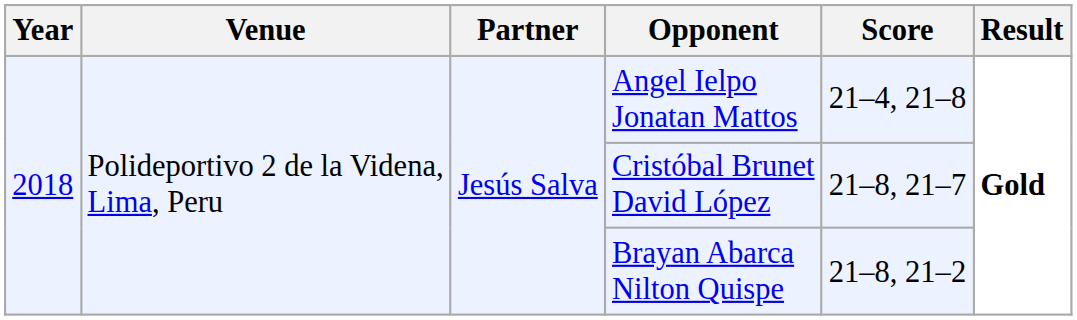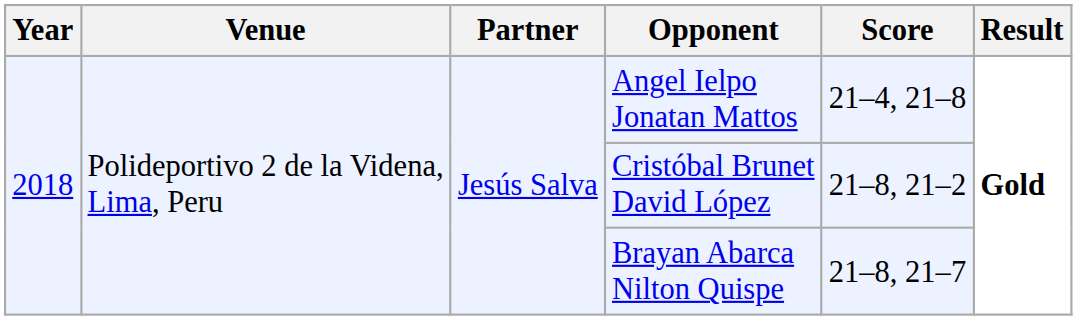(897, 184) 21–8, 21–7 -> (897, 184) 21–8, 21–2
(897, 271) 21–8, 21–2 -> (897, 271) 21–8, 21–7
